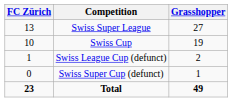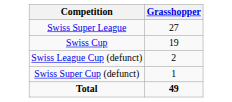- column: (29, 12)
